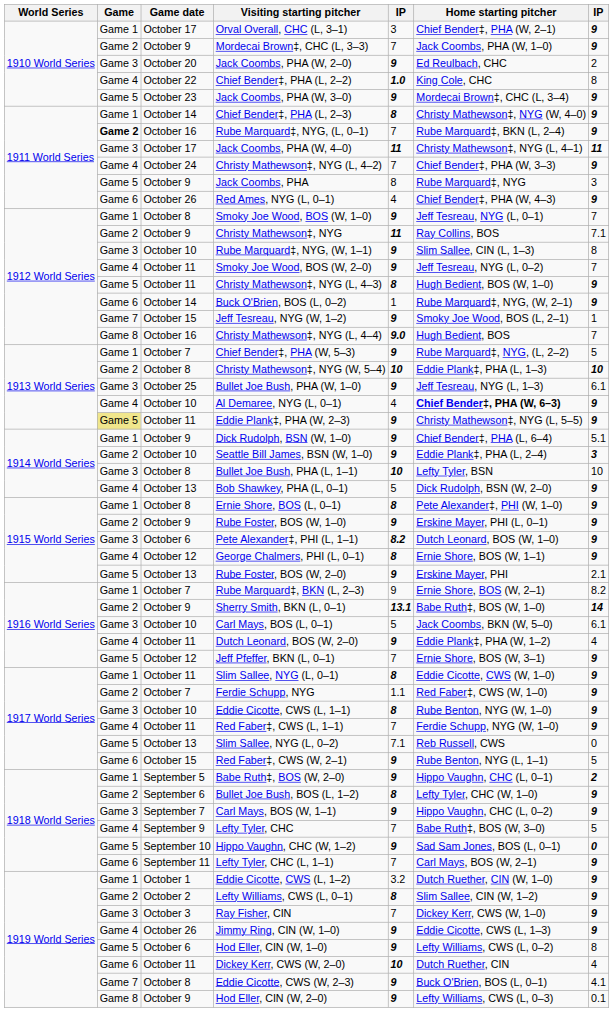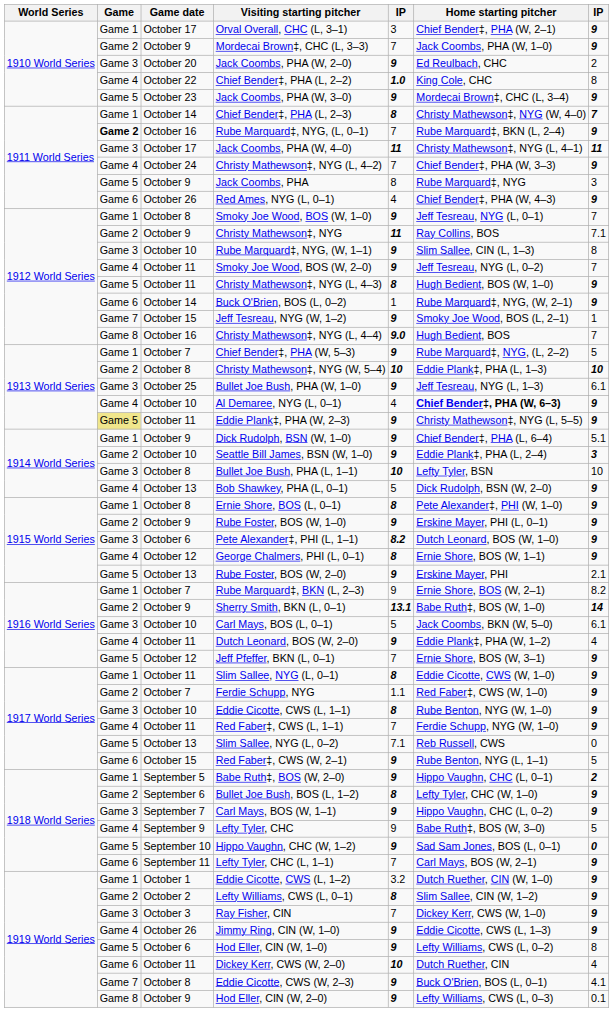(594, 115) 9 -> (594, 115) 7
(393, 829) 7 -> (393, 829) 9
